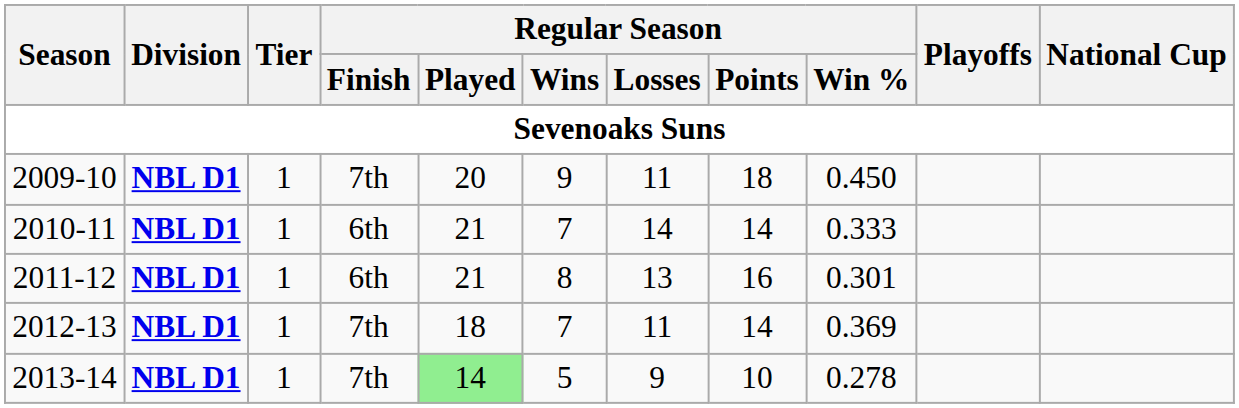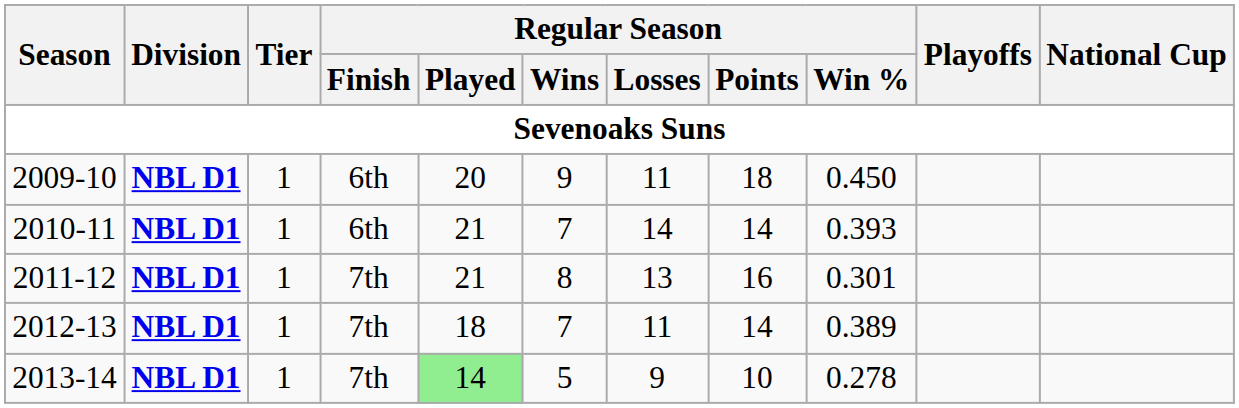(369, 178) 7th -> (369, 178) 6th
(861, 228) 0.333 -> (861, 228) 0.393
(369, 278) 6th -> (369, 278) 7th
(861, 327) 0.369 -> (861, 327) 0.389
